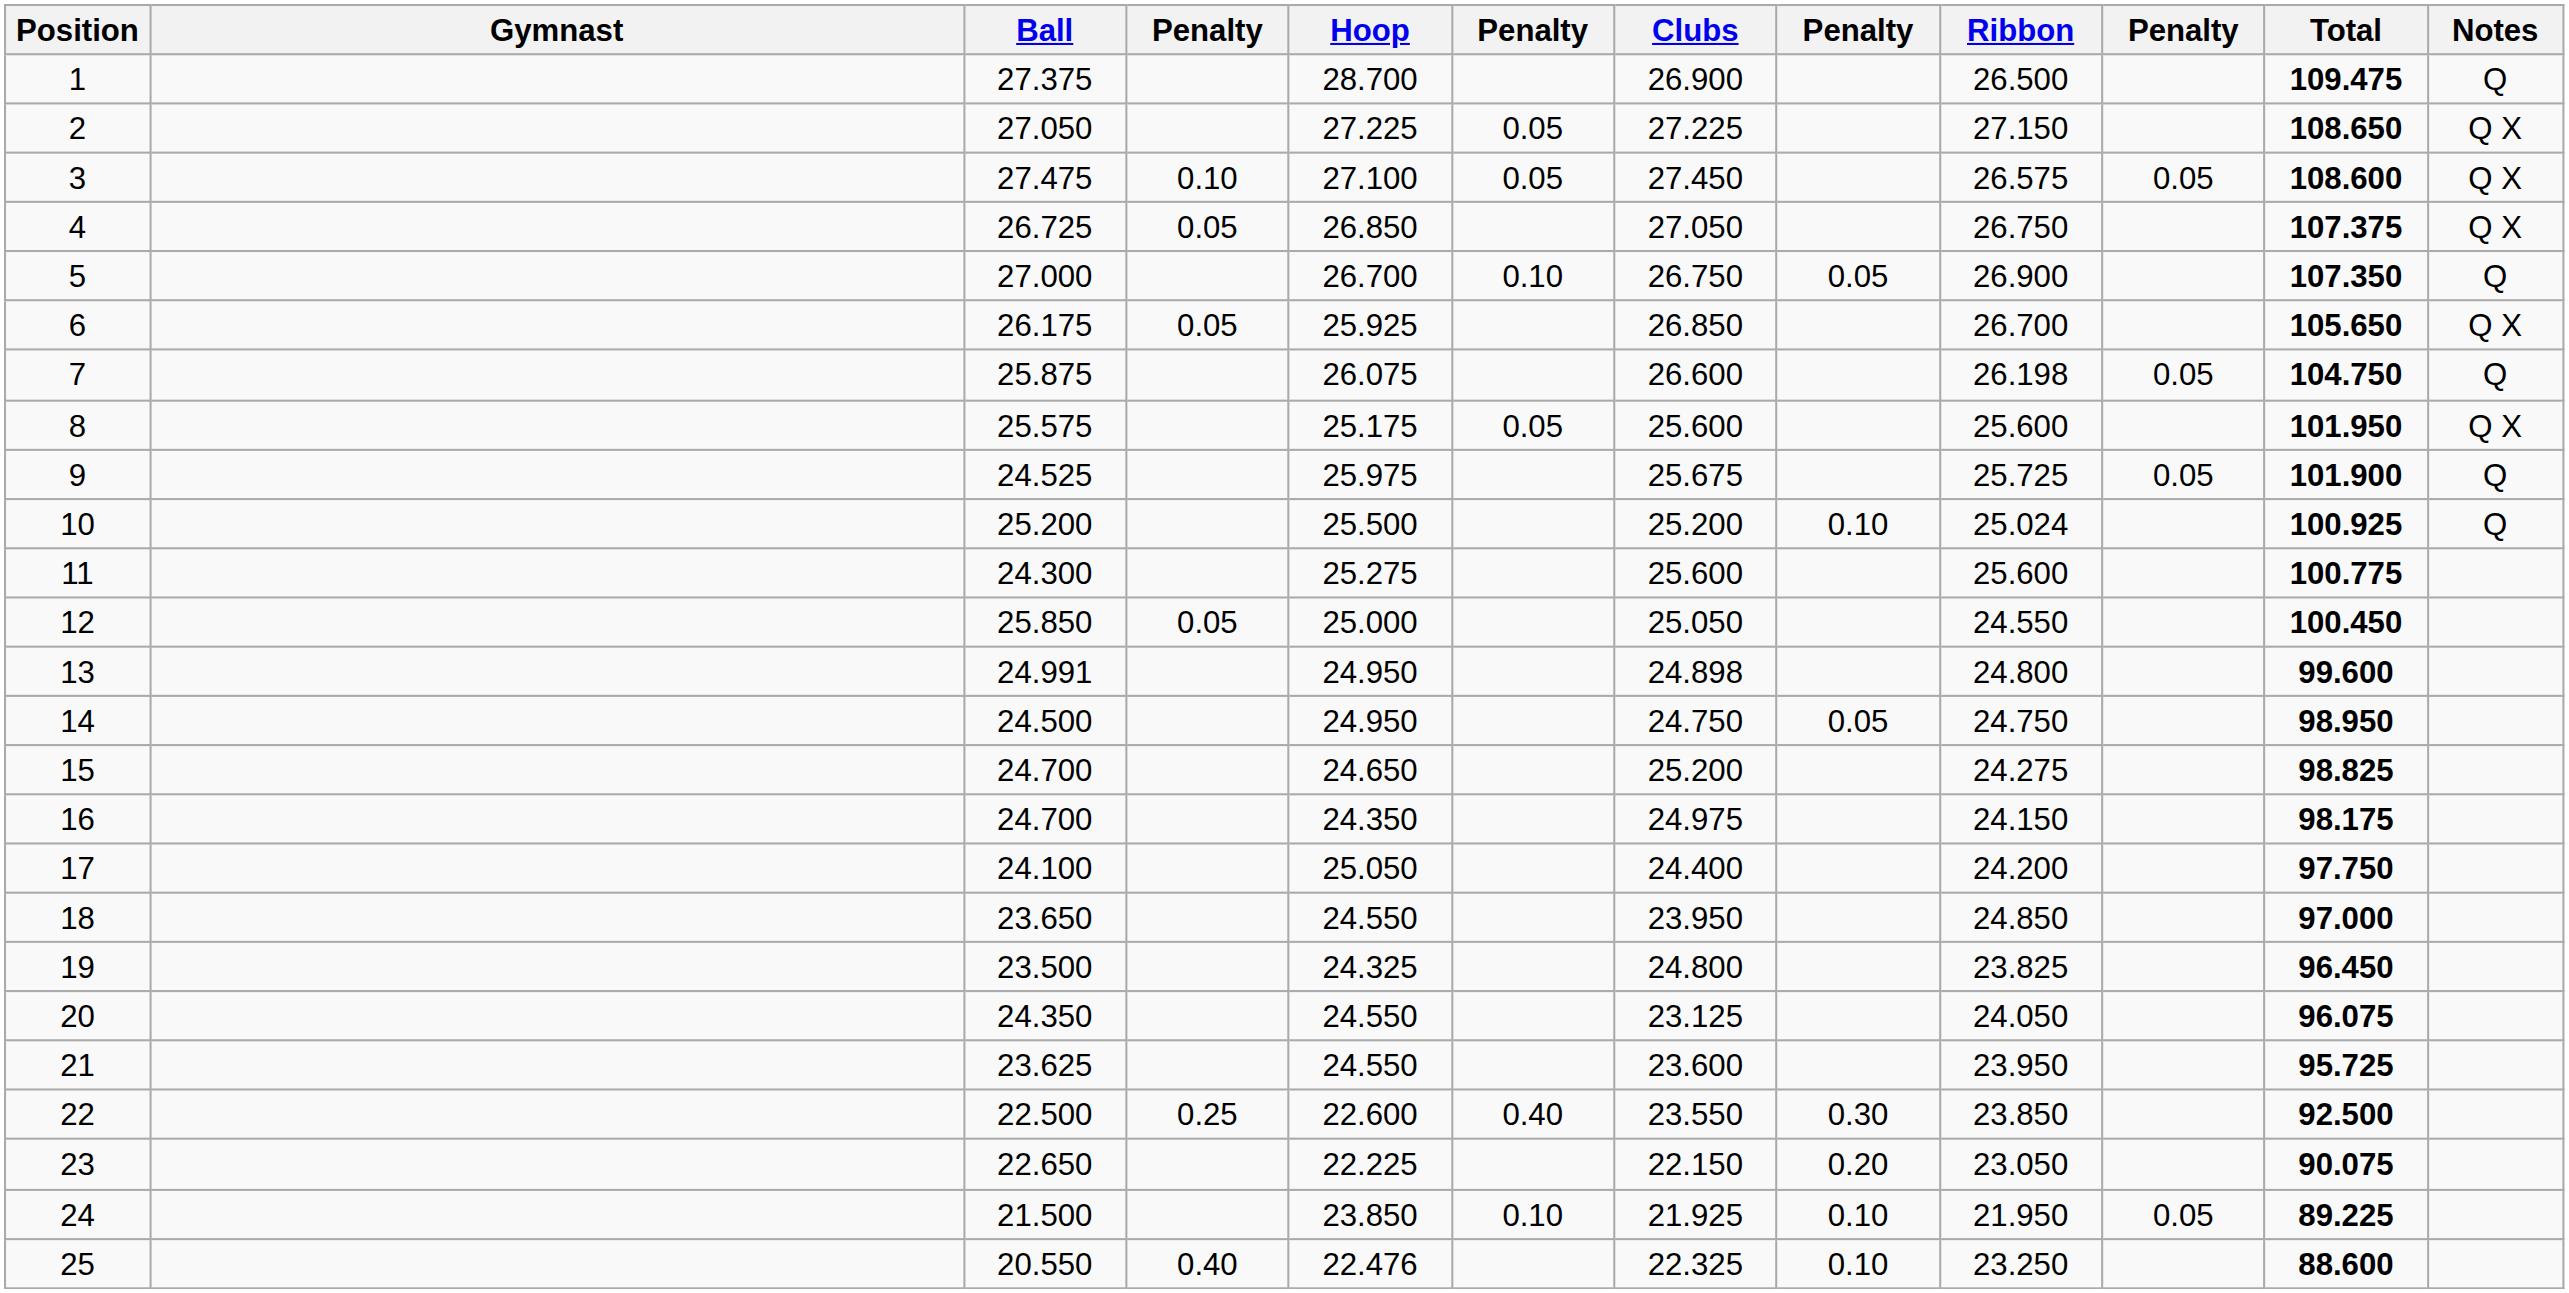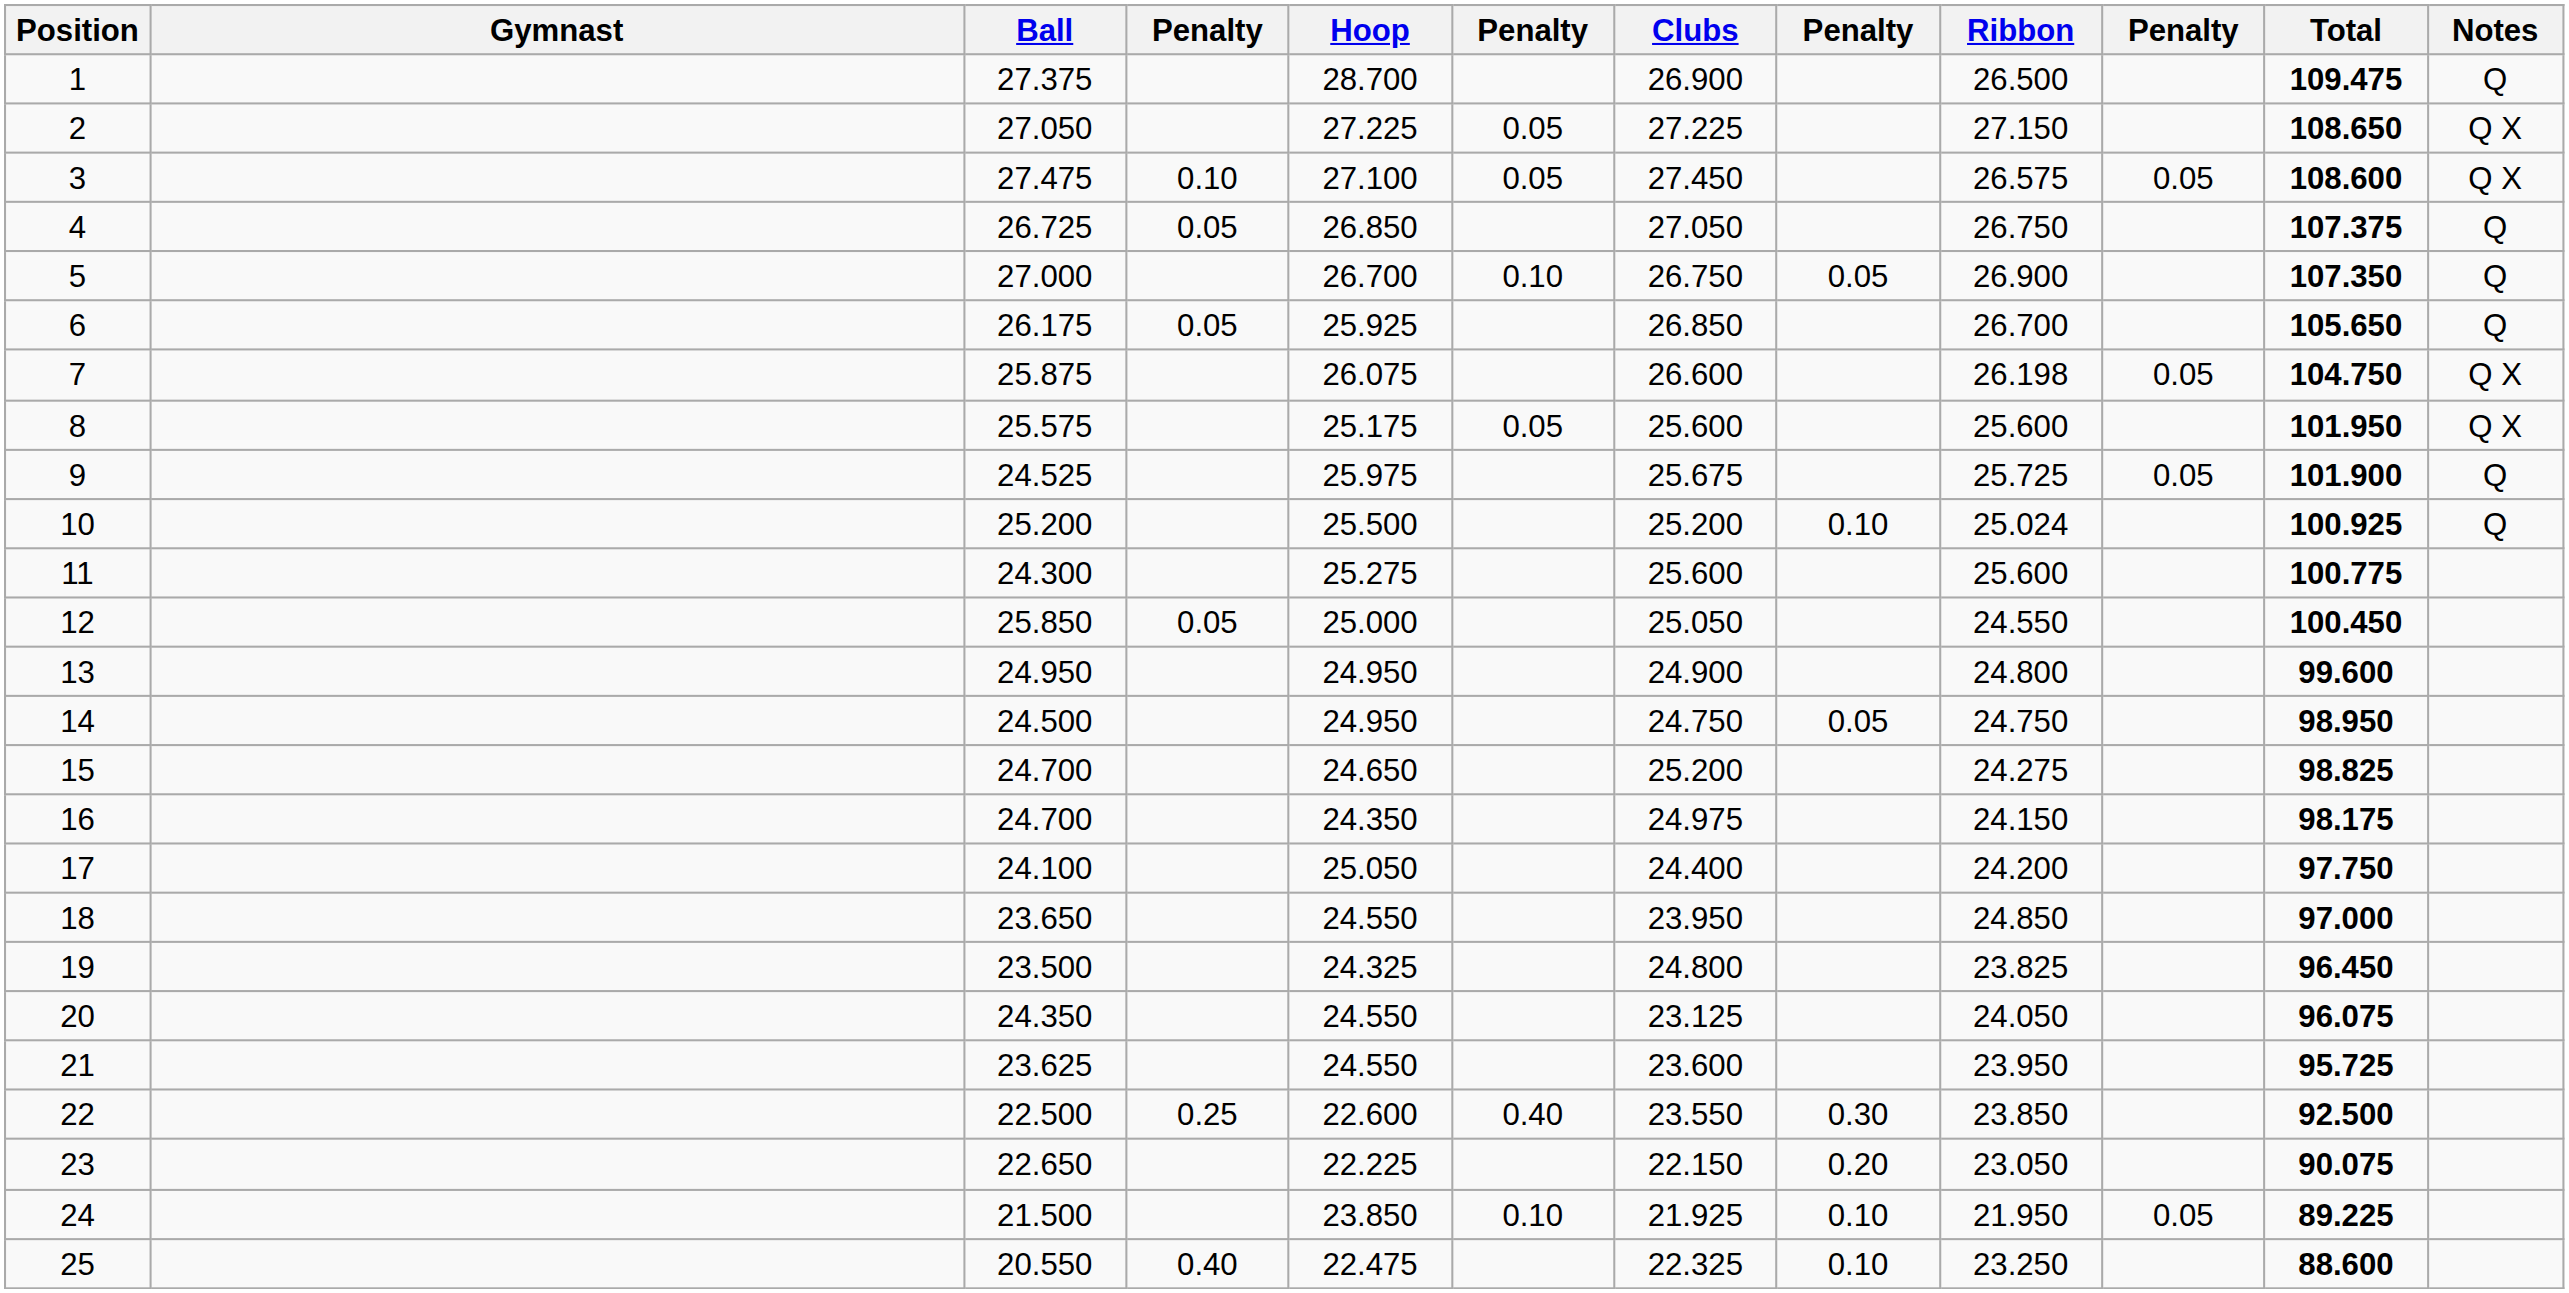(2495, 227) Q X -> (2495, 227) Q
(2495, 326) Q X -> (2495, 326) Q
(2495, 375) Q -> (2495, 375) Q X
(1045, 671) 24.991 -> (1045, 671) 24.950
(1695, 671) 24.898 -> (1695, 671) 24.900
(1370, 1263) 22.476 -> (1370, 1263) 22.475
